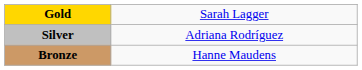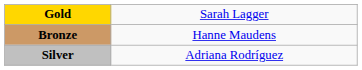rows swapped: (58, 34) <-> (58, 55)
